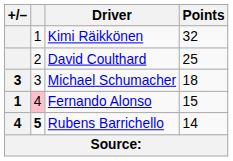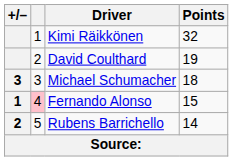(190, 58) 25 -> (190, 58) 19
(17, 123) 4 -> (17, 123) 2
(38, 123) bold -> (38, 123) normal
